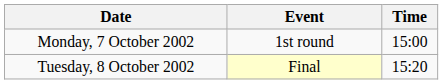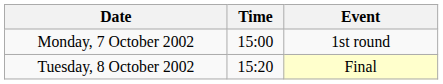columns swapped: (410, 16) <-> (304, 16)
